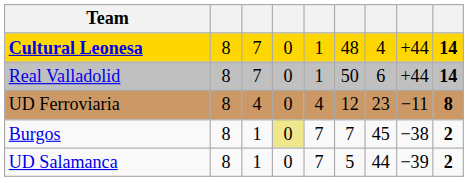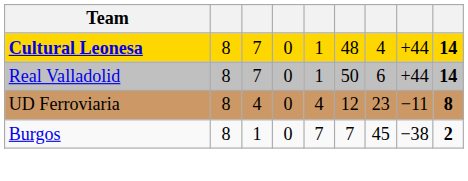(288, 133) khaki background -> (288, 133) no background
- row: (63, 162)
